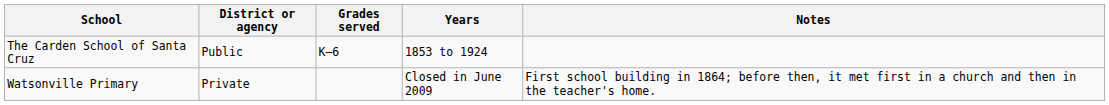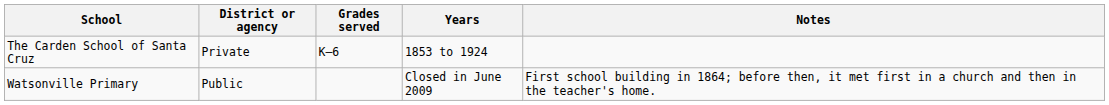(222, 52) Public -> (226, 52) Private
(226, 84) Private -> (222, 84) Public
